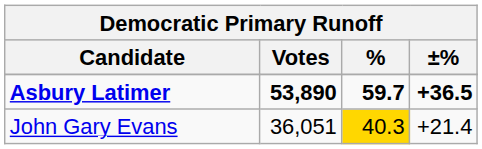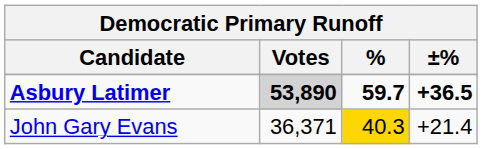(303, 92) no background -> (303, 92) lightgrey background
(303, 127) 36,051 -> (303, 127) 36,371
